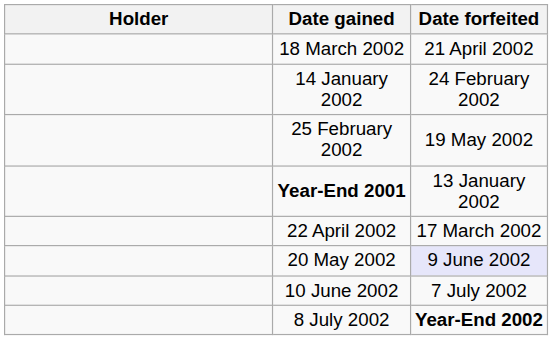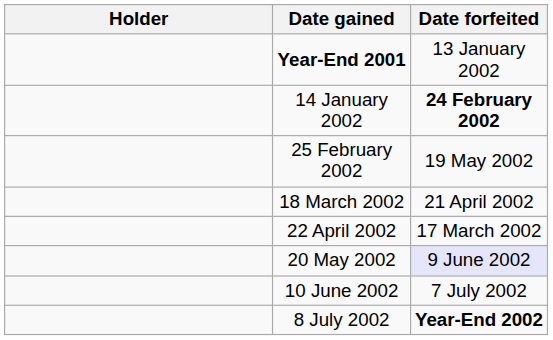rows swapped: (342, 190) <-> (342, 49)
(479, 89) normal -> (479, 110) bold
